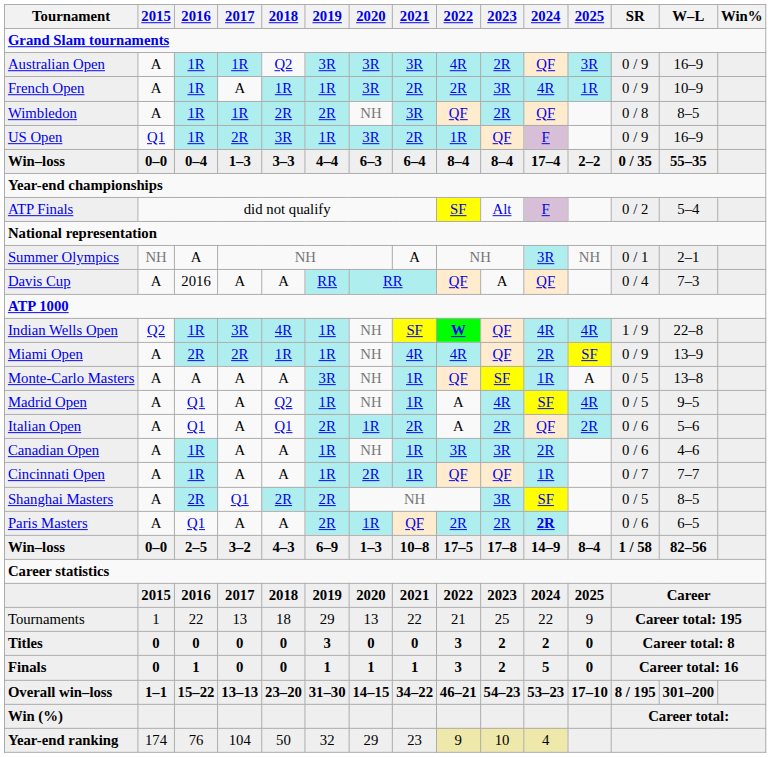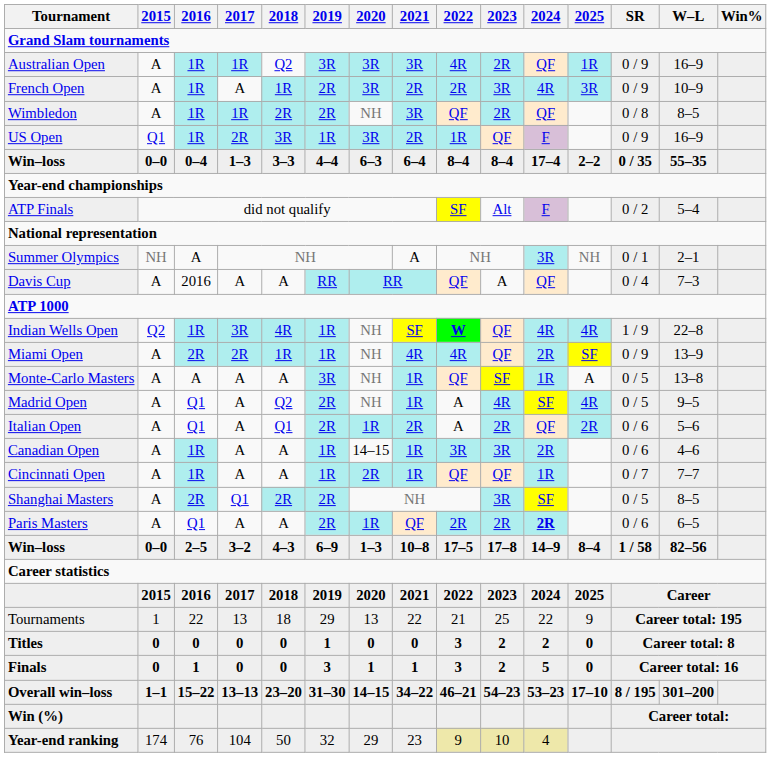(589, 65) 3R -> (589, 65) 1R
(327, 89) 1R -> (327, 89) 2R
(589, 89) 1R -> (589, 89) 3R
(327, 402) 1R -> (327, 402) 2R
(371, 451) NH -> (371, 451) 14–15
(327, 644) 3 -> (327, 644) 1
(327, 668) 1 -> (327, 668) 3
